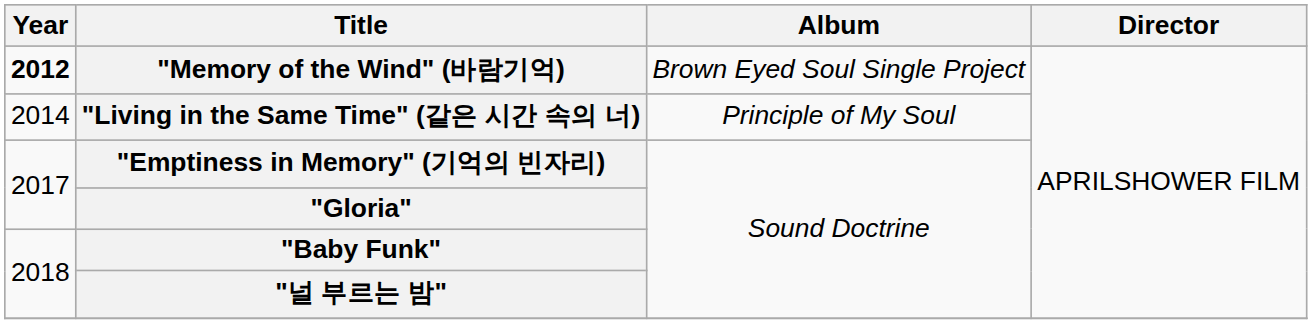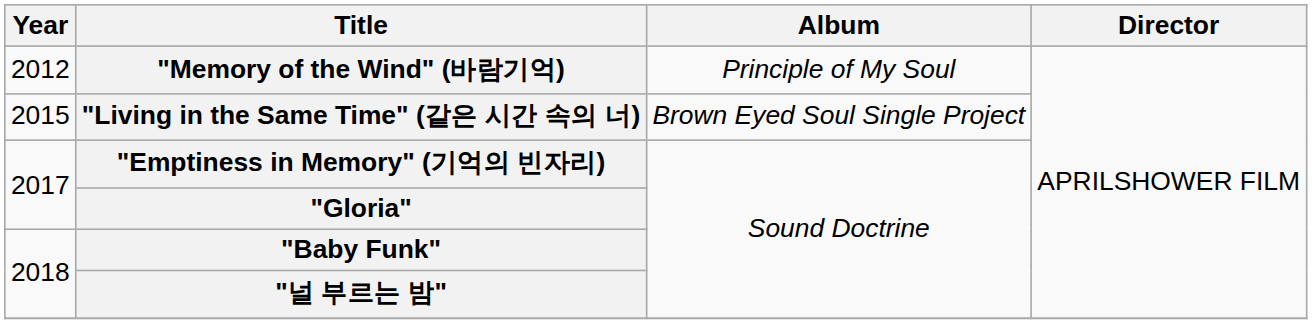(40, 69) bold -> (40, 69) normal
(839, 69) Brown Eyed Soul Single Project -> (839, 69) Principle of My Soul
(40, 116) 2014 -> (40, 116) 2015
(839, 116) Principle of My Soul -> (839, 116) Brown Eyed Soul Single Project
